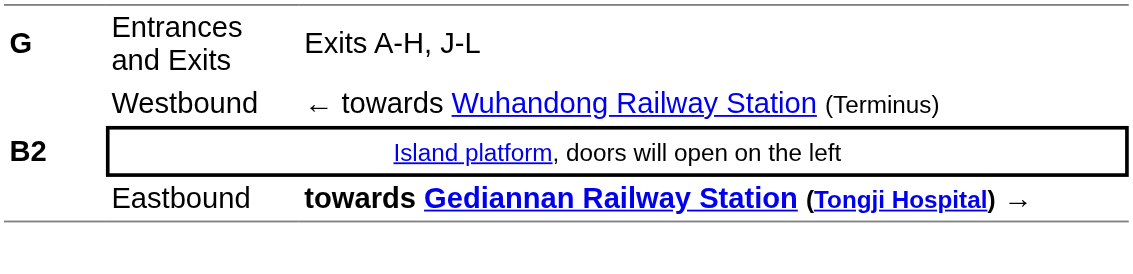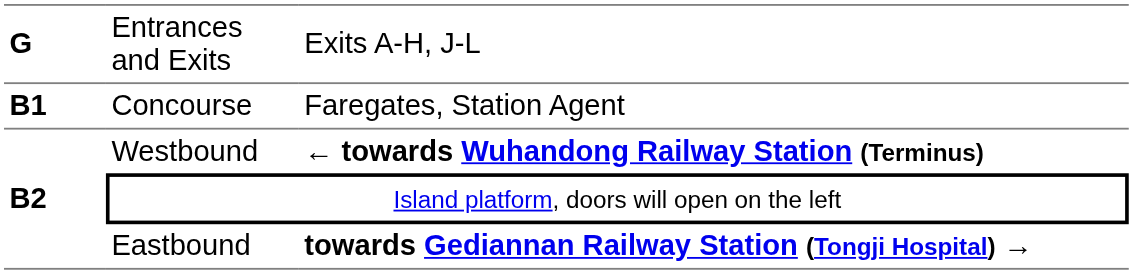+ row: (182, 105)
(622, 103) normal -> (644, 151) bold
